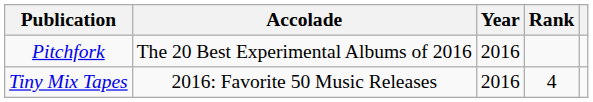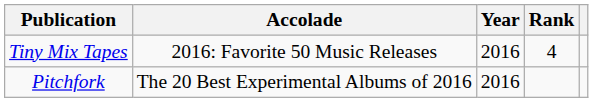rows swapped: (68, 50) <-> (68, 81)
